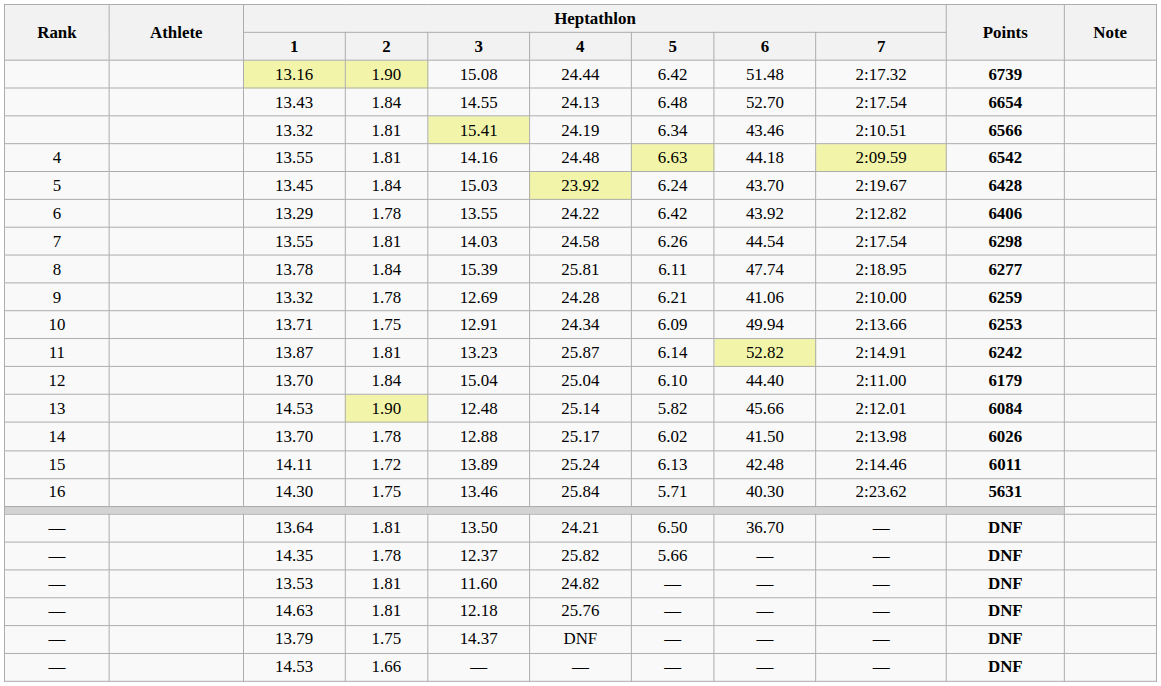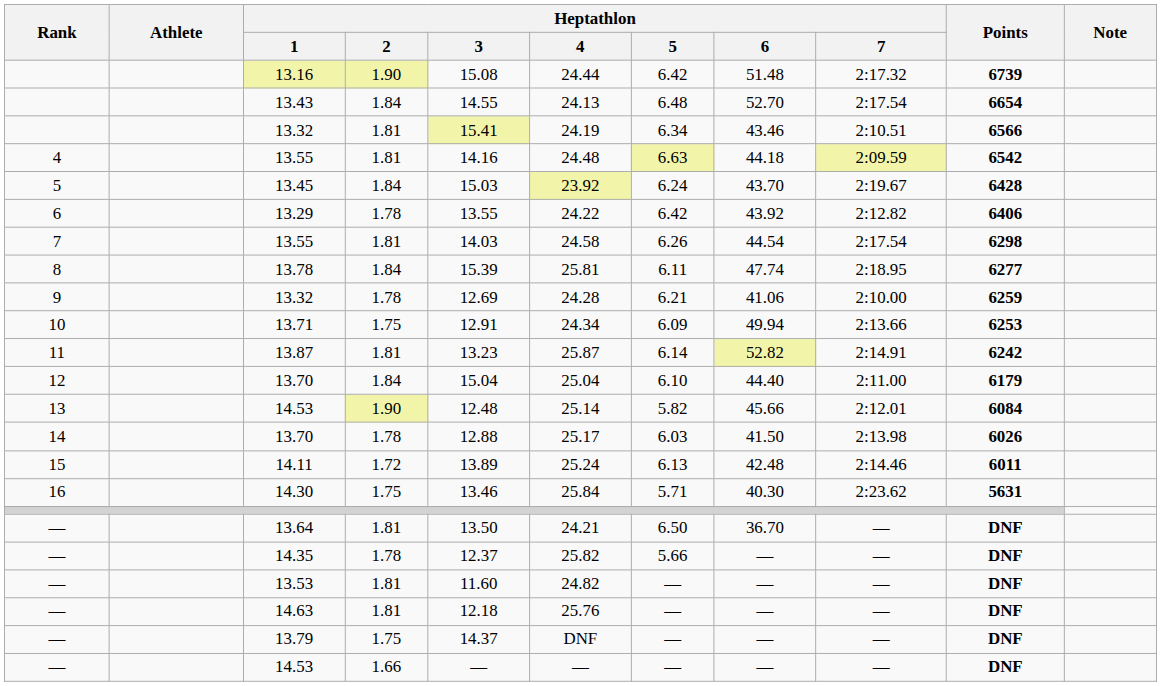(673, 436) 6.02 -> (673, 436) 6.03
